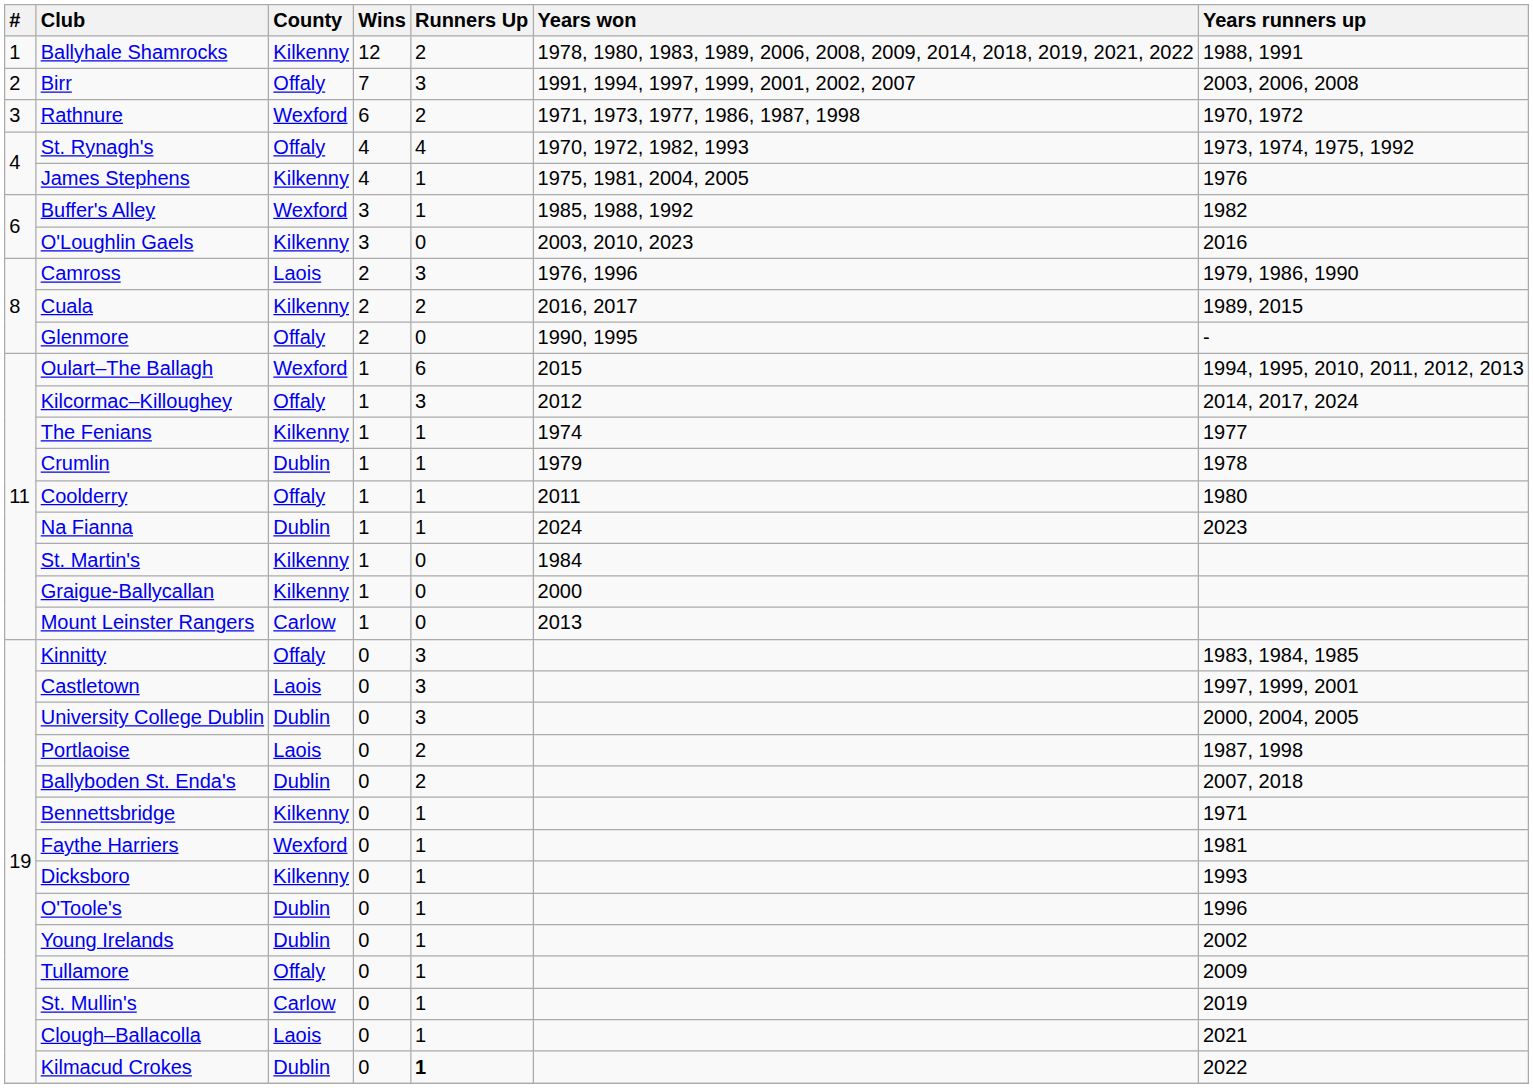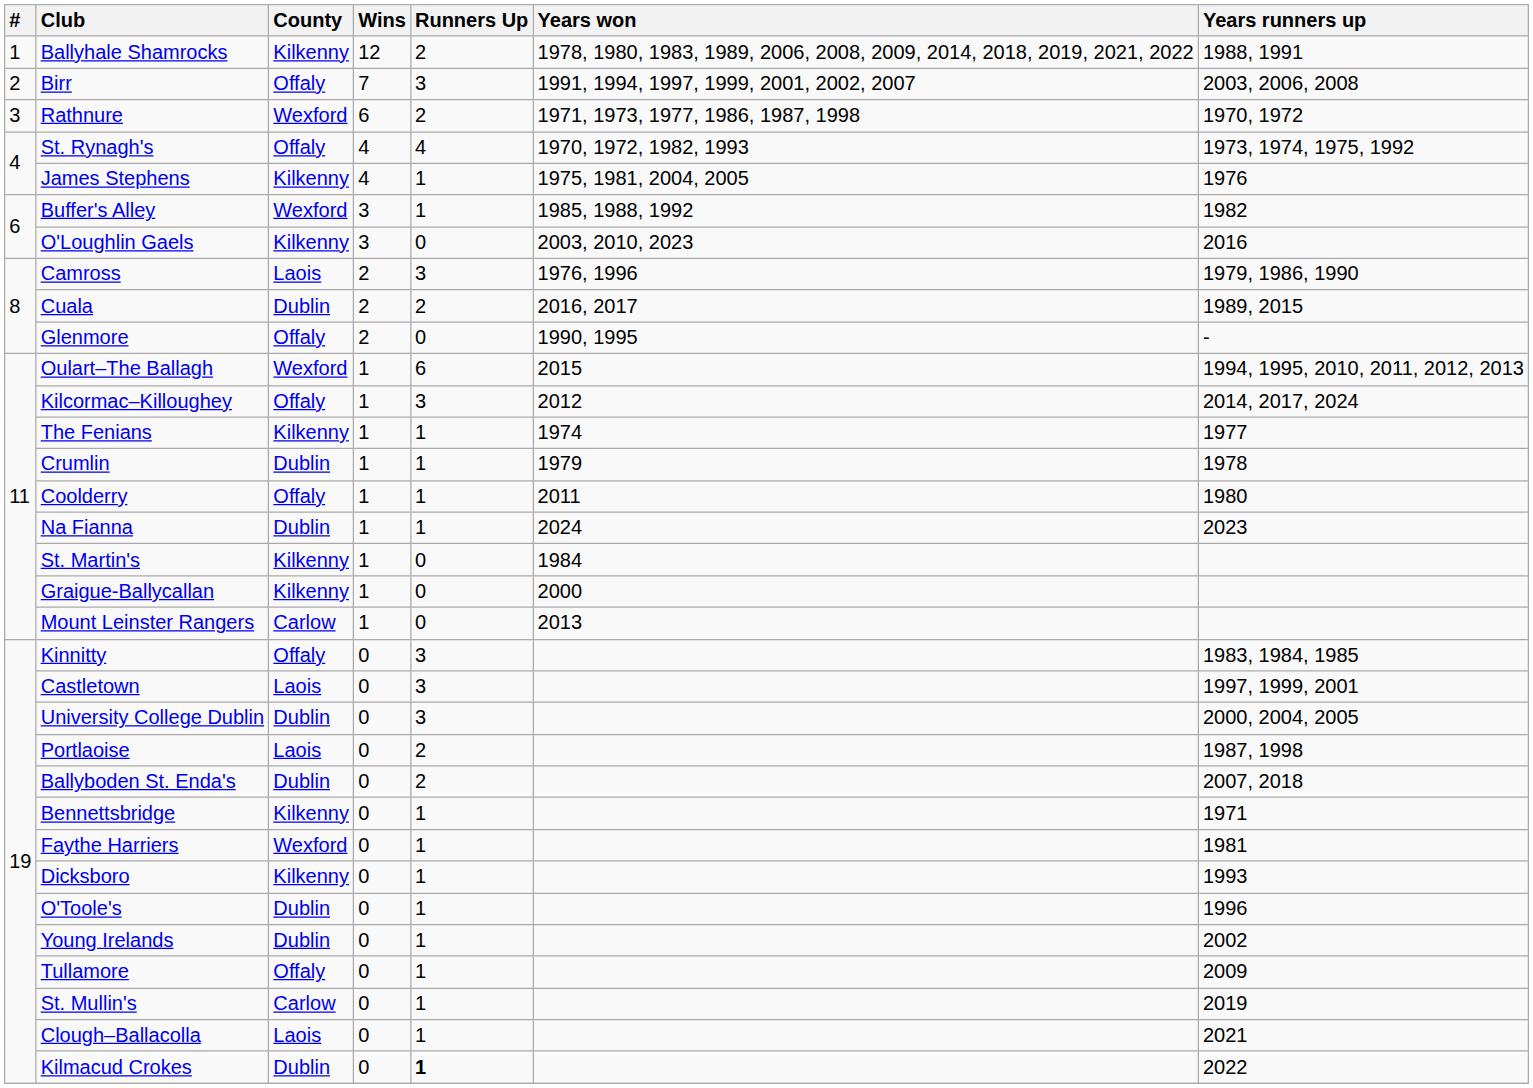(311, 305) Kilkenny -> (302, 305) Dublin
